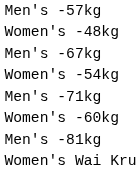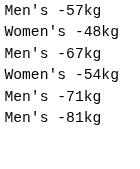- row: (62, 118)
- row: (71, 161)
